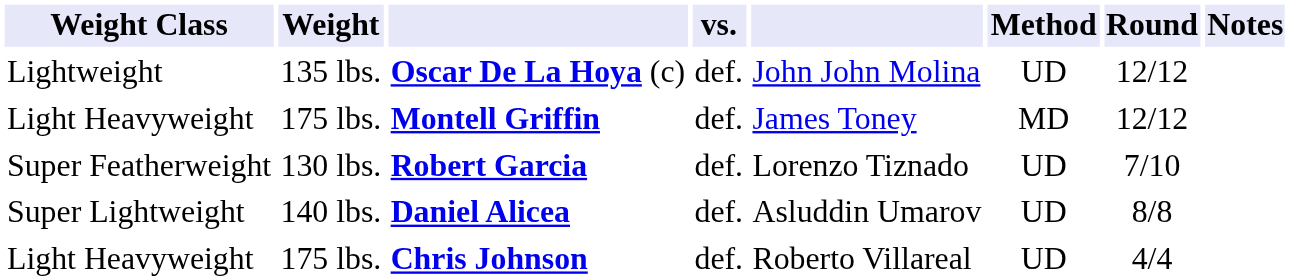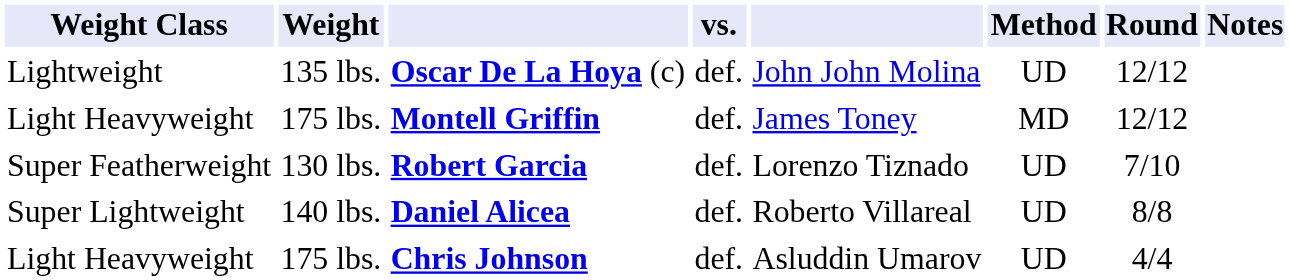(867, 212) Asluddin Umarov -> (862, 212) Roberto Villareal
(862, 259) Roberto Villareal -> (867, 259) Asluddin Umarov
